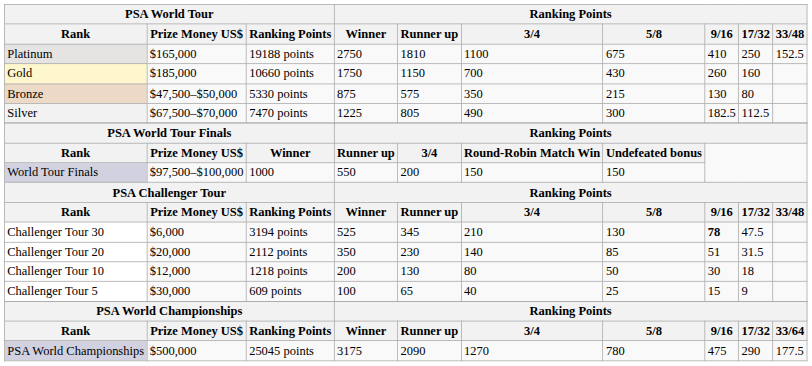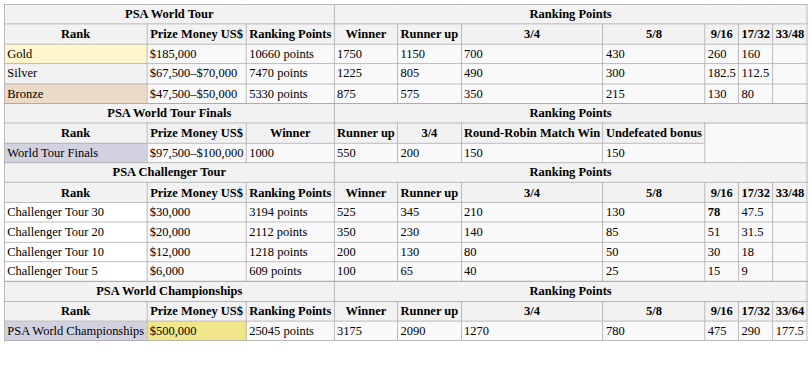- row: (30, 53)
rows swapped: (22, 113) <-> (25, 93)
(167, 232) $6,000 -> (170, 212) $30,000
(170, 291) $30,000 -> (167, 271) $6,000
(173, 350) no background -> (173, 331) khaki background
